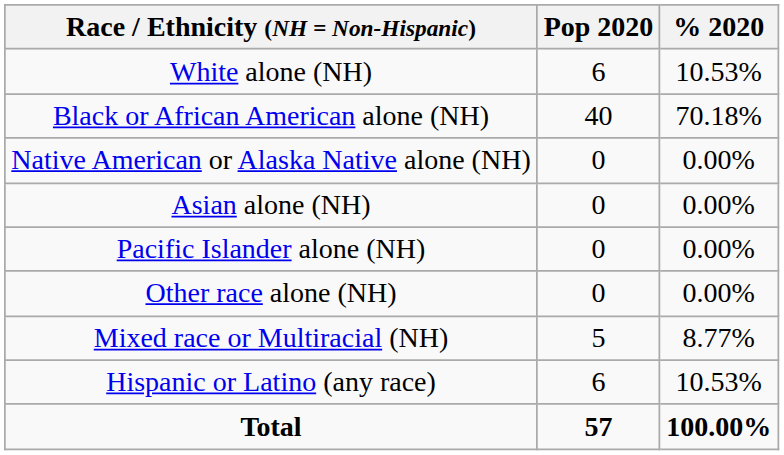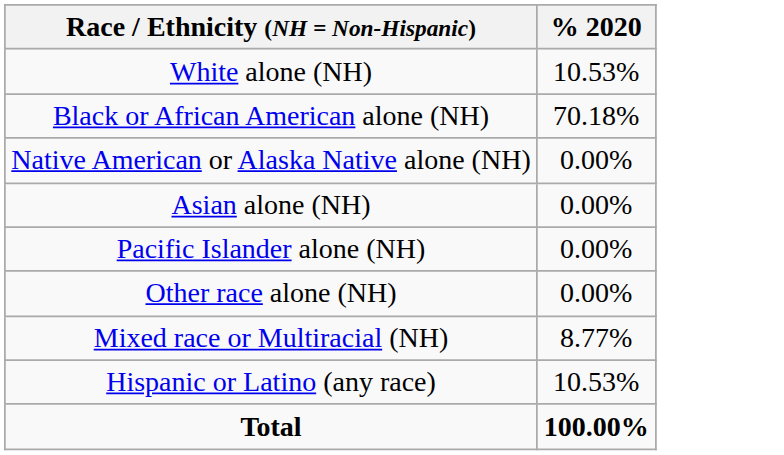- column: (598, 26)
